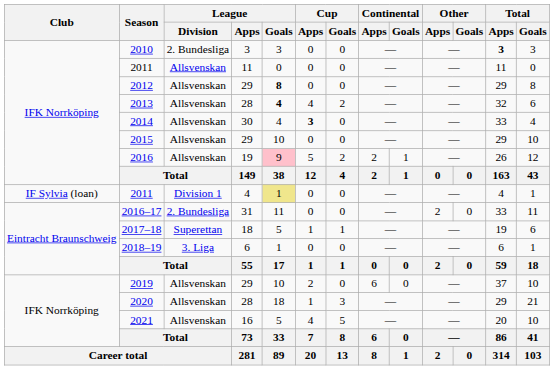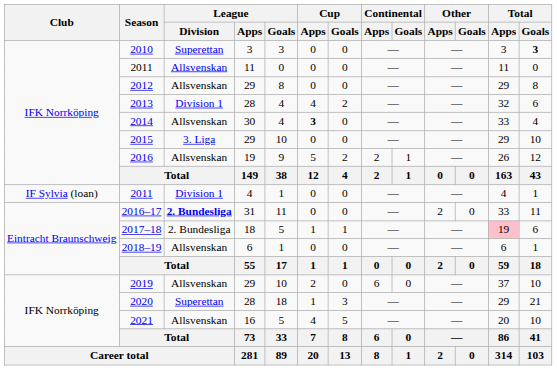(198, 49) 2. Bundesliga -> (199, 49) Superettan
(501, 49) bold -> (504, 49) normal
(533, 49) normal -> (535, 49) bold
(279, 85) bold -> (281, 85) normal
(198, 103) Allsvenskan -> (199, 103) Division 1
(279, 103) bold -> (281, 103) normal
(198, 139) Allsvenskan -> (199, 139) 3. Liga
(279, 157) pink background -> (281, 157) no background
(279, 193) khaki background -> (281, 193) no background
(198, 211) normal -> (199, 211) bold
(198, 229) Superettan -> (199, 229) 2. Bundesliga
(501, 229) no background -> (504, 229) pink background
(198, 247) 3. Liga -> (199, 247) Allsvenskan
(198, 301) Allsvenskan -> (199, 301) Superettan
